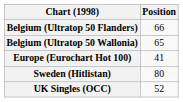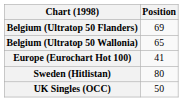(159, 27) 66 -> (159, 27) 69
(159, 89) 52 -> (159, 89) 50
